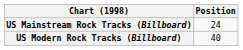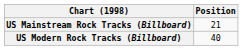(216, 25) 24 -> (216, 25) 21
